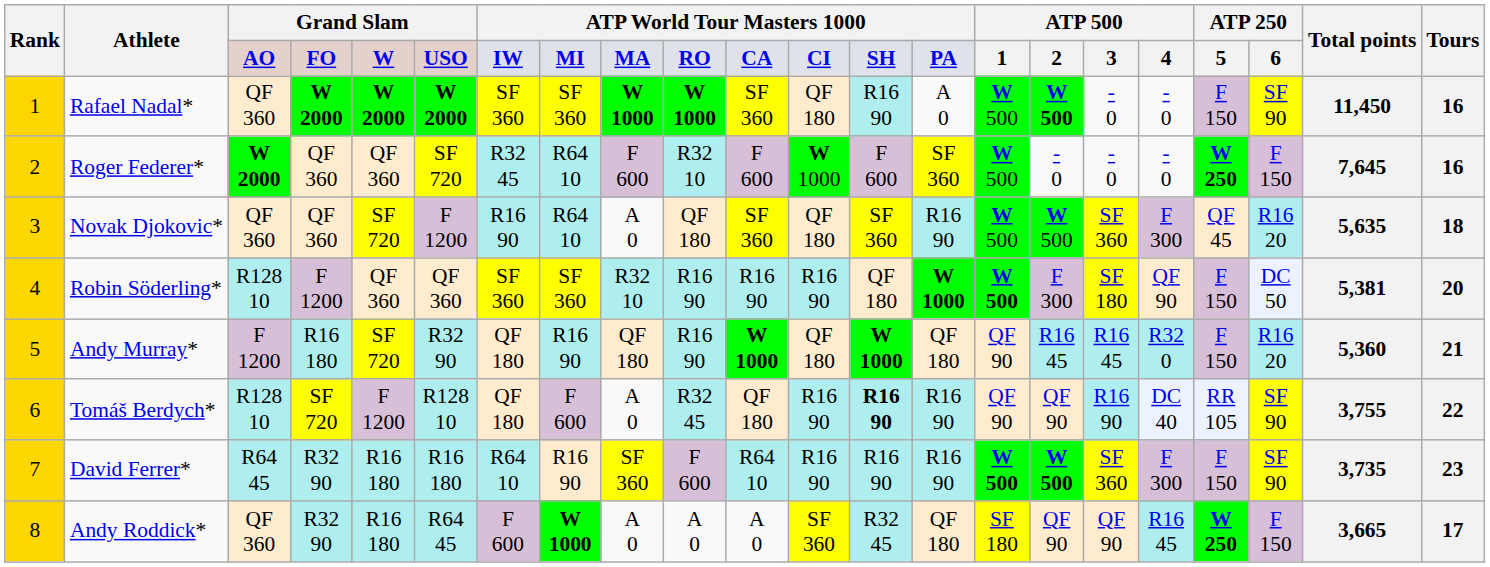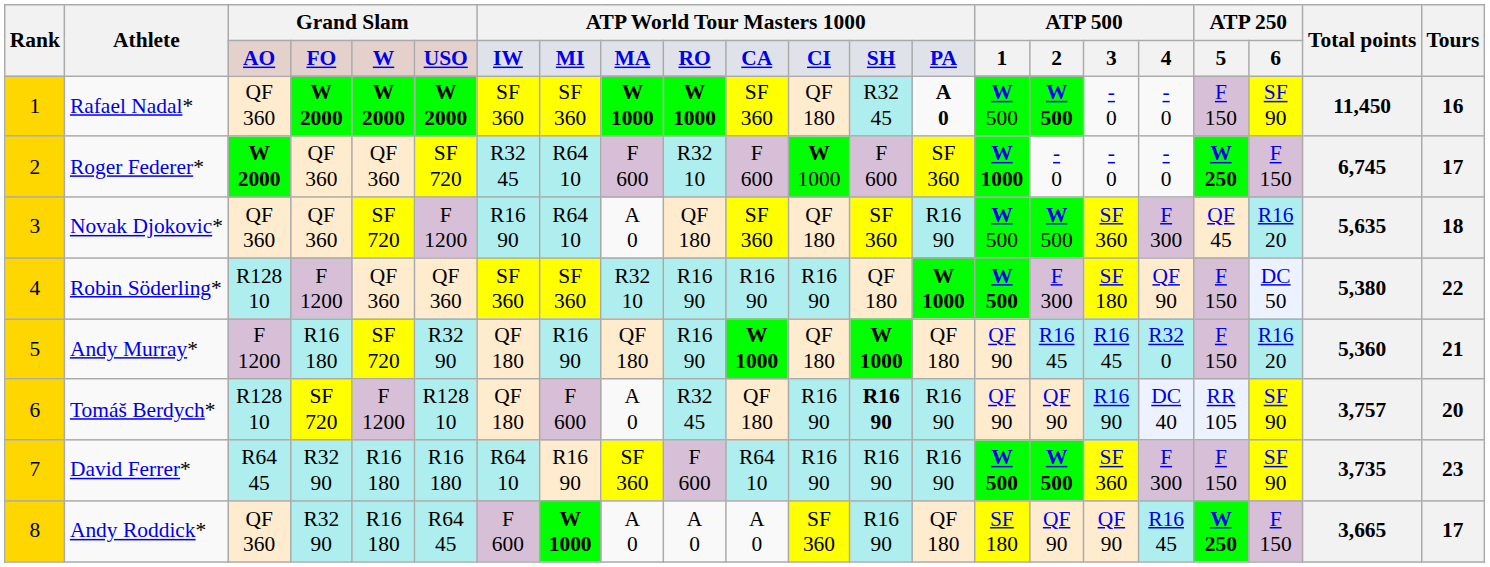(881, 106) R16 90 -> (881, 106) R32 45
(943, 106) normal -> (943, 106) bold
(1002, 166) W 500 -> (1002, 166) W 1000
(1362, 166) 7,645 -> (1362, 166) 6,745
(1453, 166) 16 -> (1453, 166) 17
(1362, 288) 5,381 -> (1362, 288) 5,380
(1453, 288) 20 -> (1453, 288) 22
(1362, 409) 3,755 -> (1362, 409) 3,757
(1453, 409) 22 -> (1453, 409) 20
(881, 531) R32 45 -> (881, 531) R16 90
